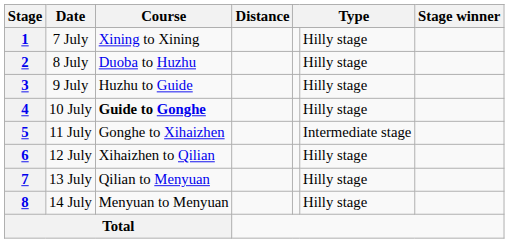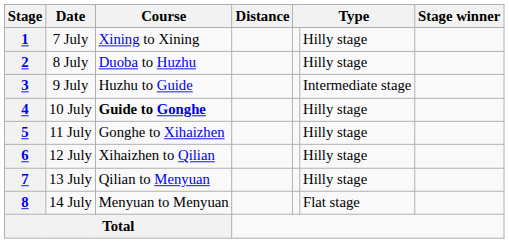(335, 86) Hilly stage -> (357, 86) Intermediate stage
(357, 132) Intermediate stage -> (335, 132) Hilly stage
(335, 202) Hilly stage -> (331, 202) Flat stage
